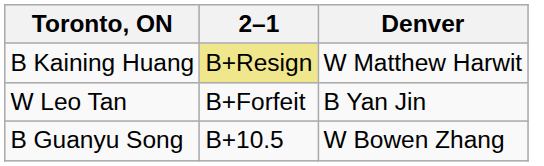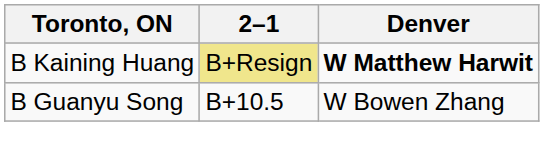(423, 62) normal -> (428, 62) bold
- row: (69, 101)
